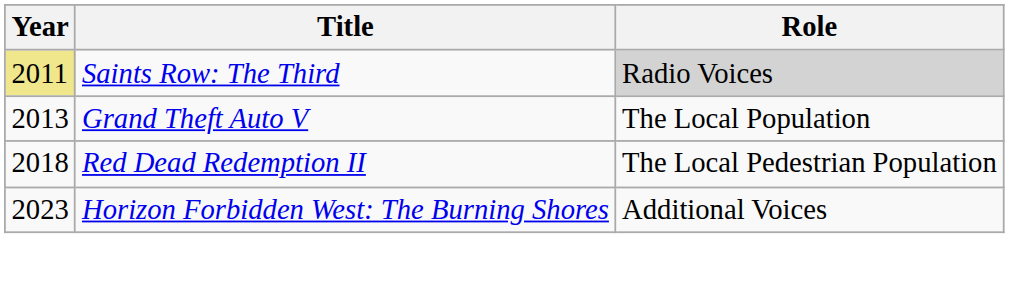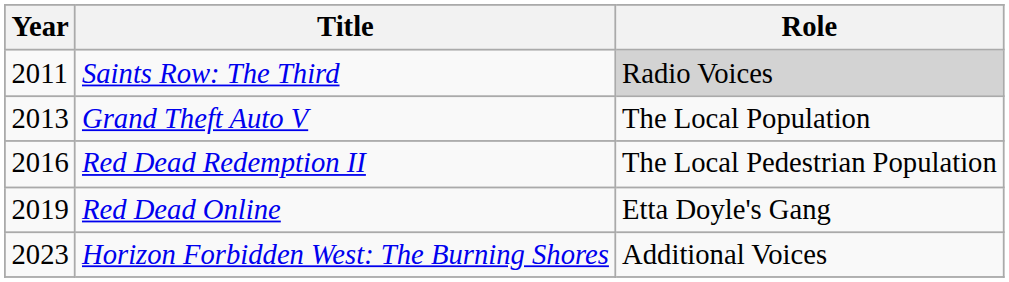(40, 72) khaki background -> (40, 72) no background
(40, 163) 2018 -> (40, 163) 2016
+ row: (181, 208)
